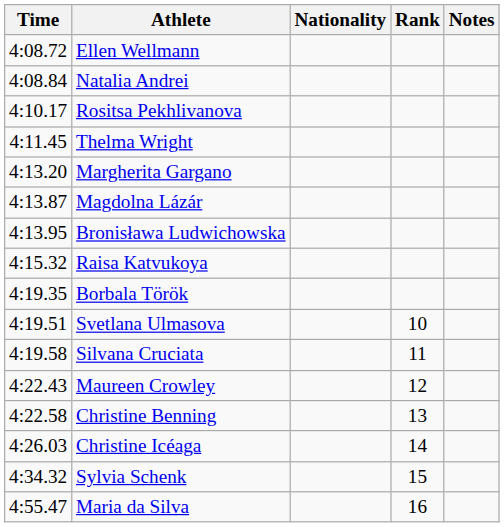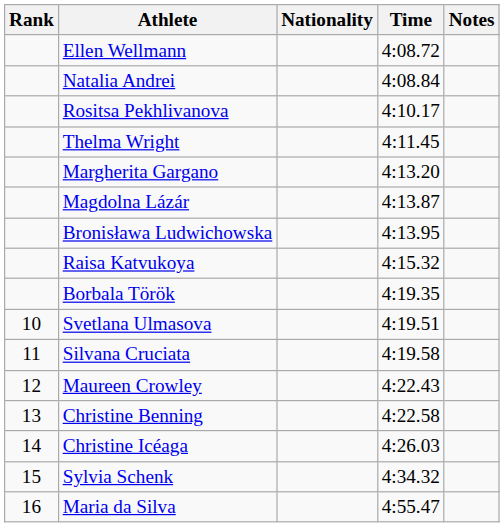columns swapped: (417, 19) <-> (38, 19)
